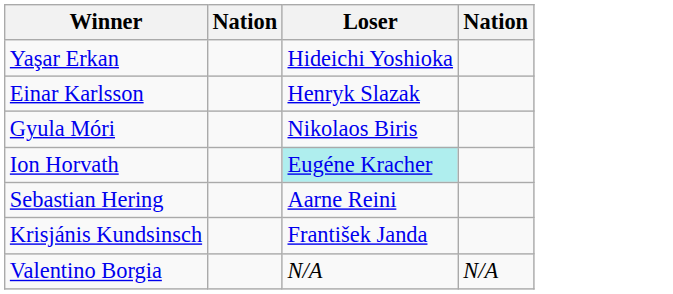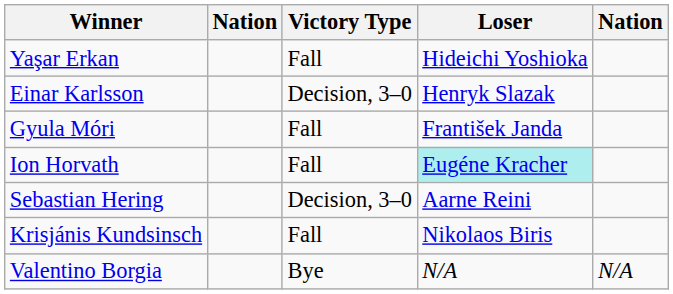+ column: (350, 22)
(353, 128) Nikolaos Biris -> (492, 128) František Janda
(357, 235) František Janda -> (487, 235) Nikolaos Biris
